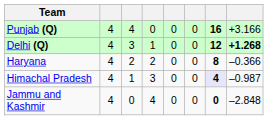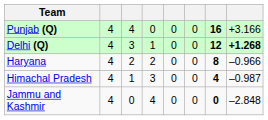(245, 62) –0.366 -> (245, 62) –0.966
(216, 78) lavender background -> (216, 78) no background
